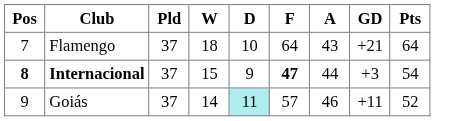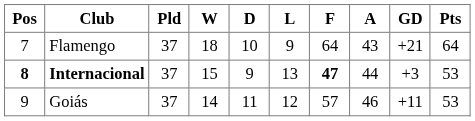+ column: (290, 18)
(410, 74) 54 -> (450, 74) 53
(250, 101) paleturquoise background -> (250, 101) no background
(410, 101) 52 -> (450, 101) 53
